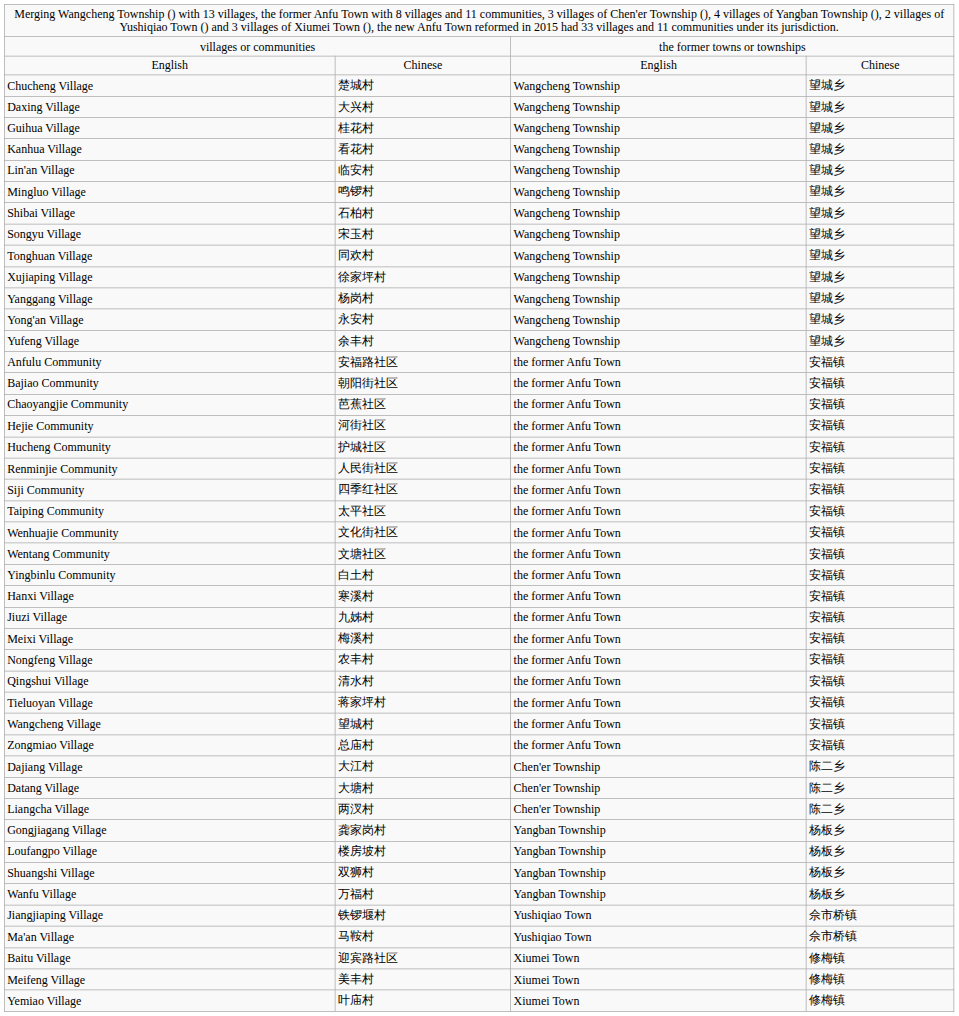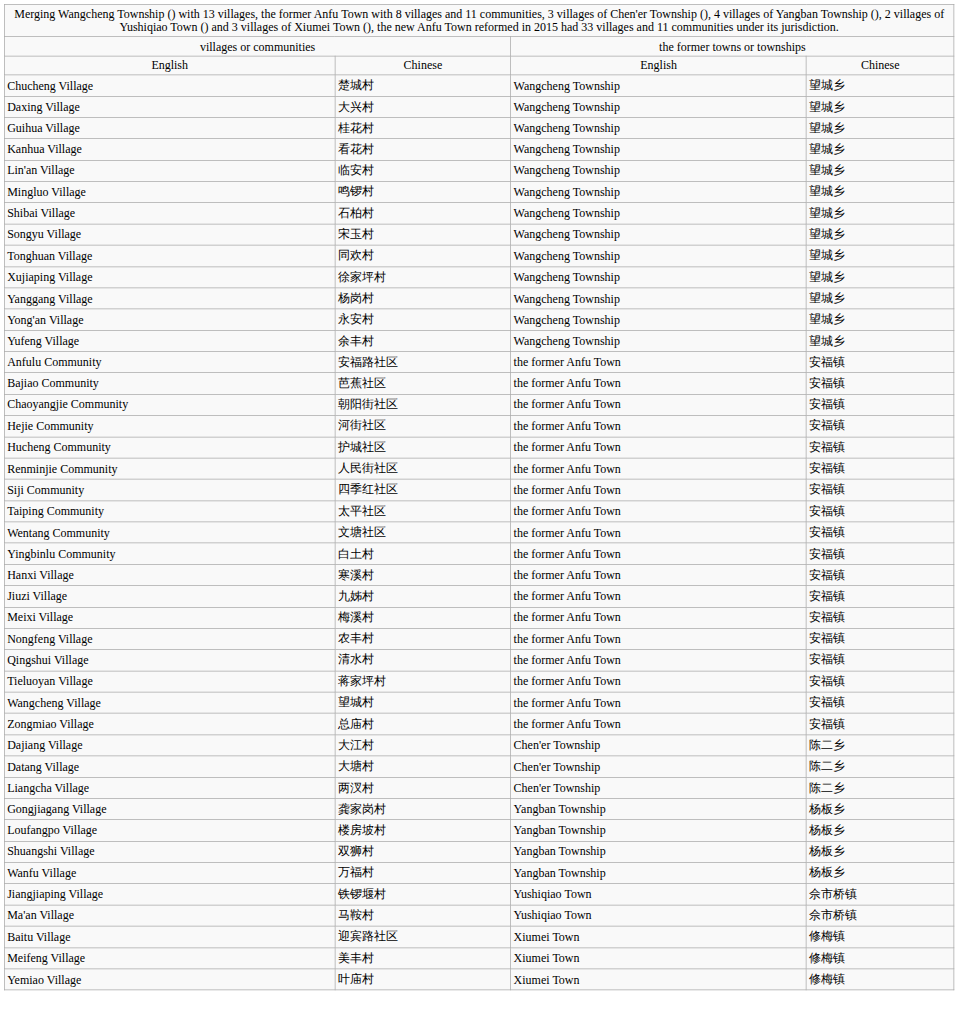(368, 383) 朝阳街社区 -> (362, 383) 芭蕉社区
(362, 404) 芭蕉社区 -> (368, 404) 朝阳街社区
- row: (63, 532)
